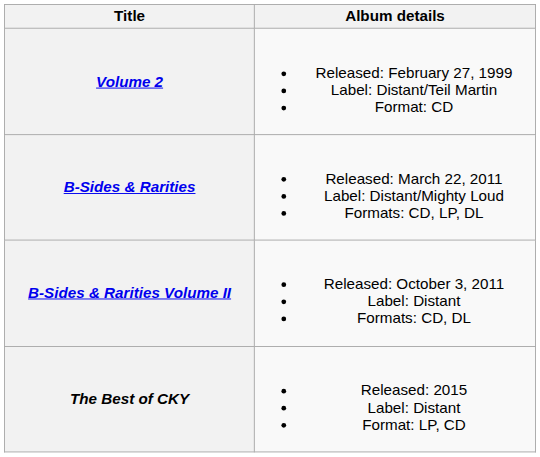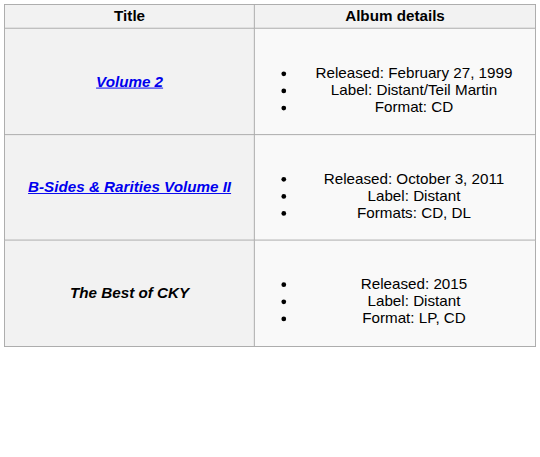- row: (130, 187)
